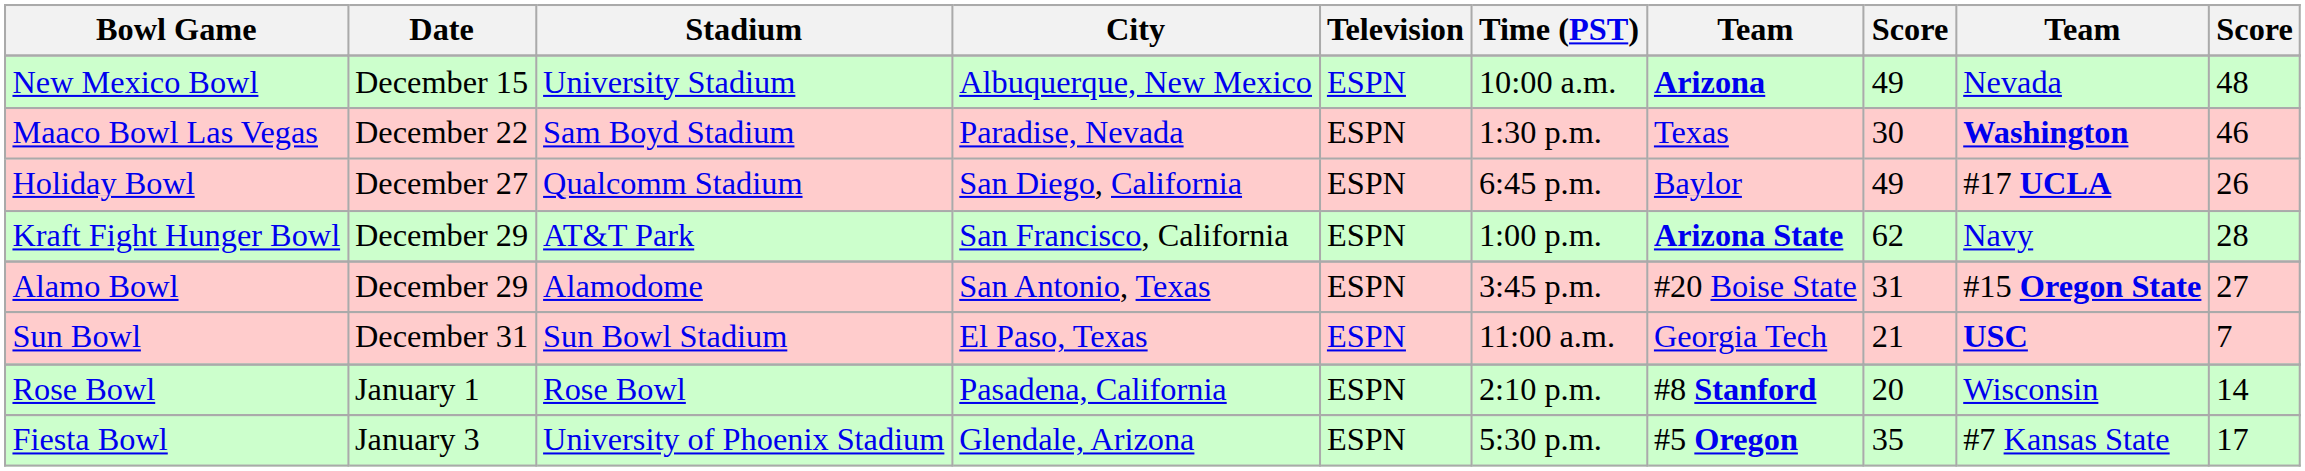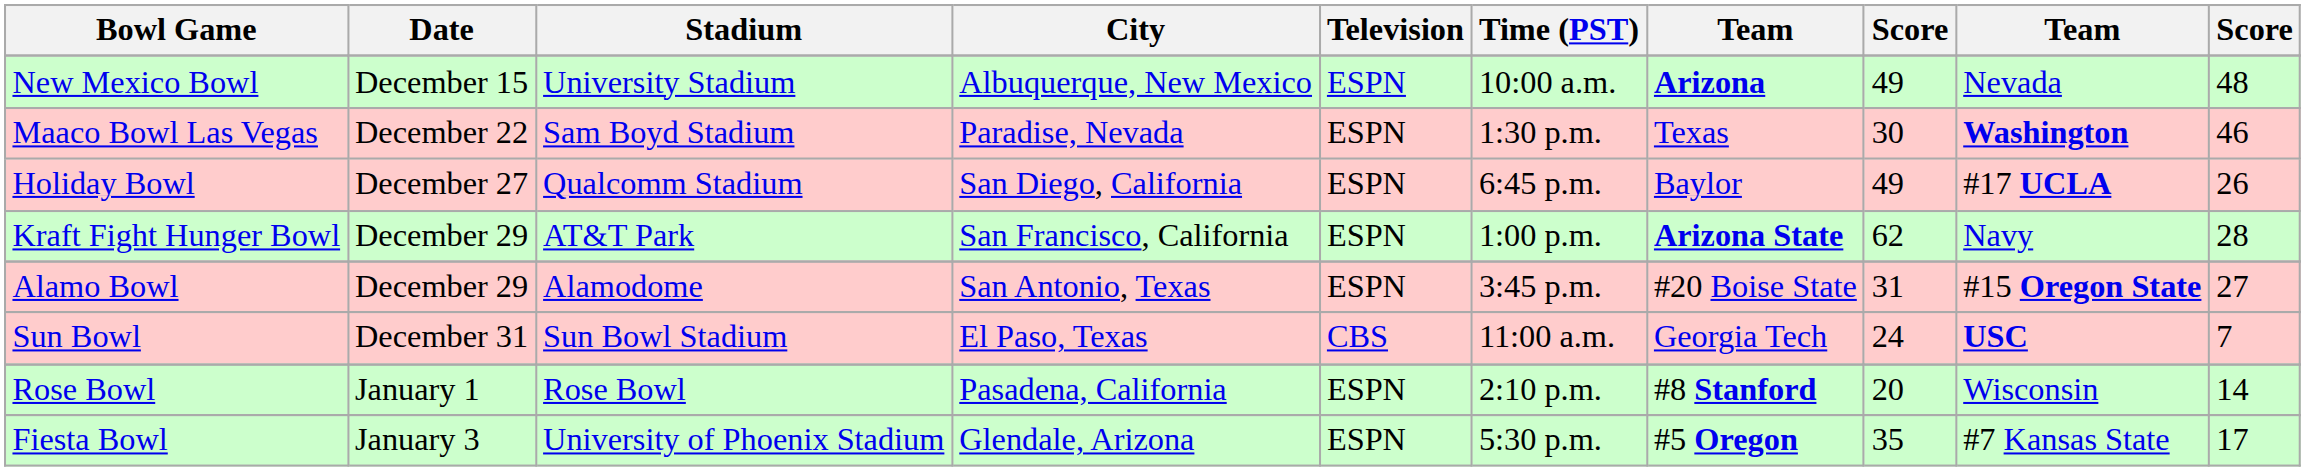(1366, 337) ESPN -> (1357, 337) CBS
(1888, 337) 21 -> (1888, 337) 24
